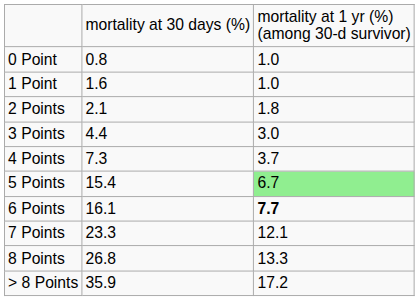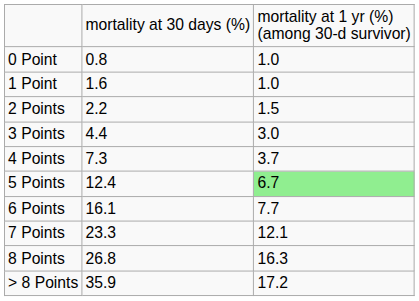(96, 109) 2.1 -> (96, 109) 2.2
(268, 109) 1.8 -> (268, 109) 1.5
(101, 183) 15.4 -> (101, 183) 12.4
(268, 208) bold -> (268, 208) normal
(273, 258) 13.3 -> (273, 258) 16.3
